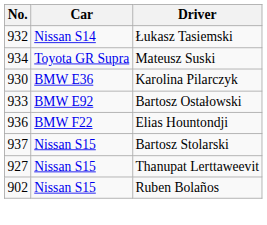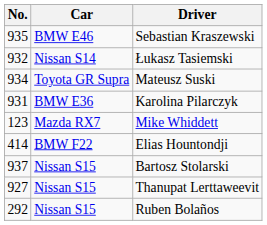+ row: (195, 36)
(18, 79) 930 -> (18, 101) 931
+ row: (177, 123)
- row: (189, 101)
(18, 123) 936 -> (18, 144) 414
(18, 187) 902 -> (18, 209) 292
